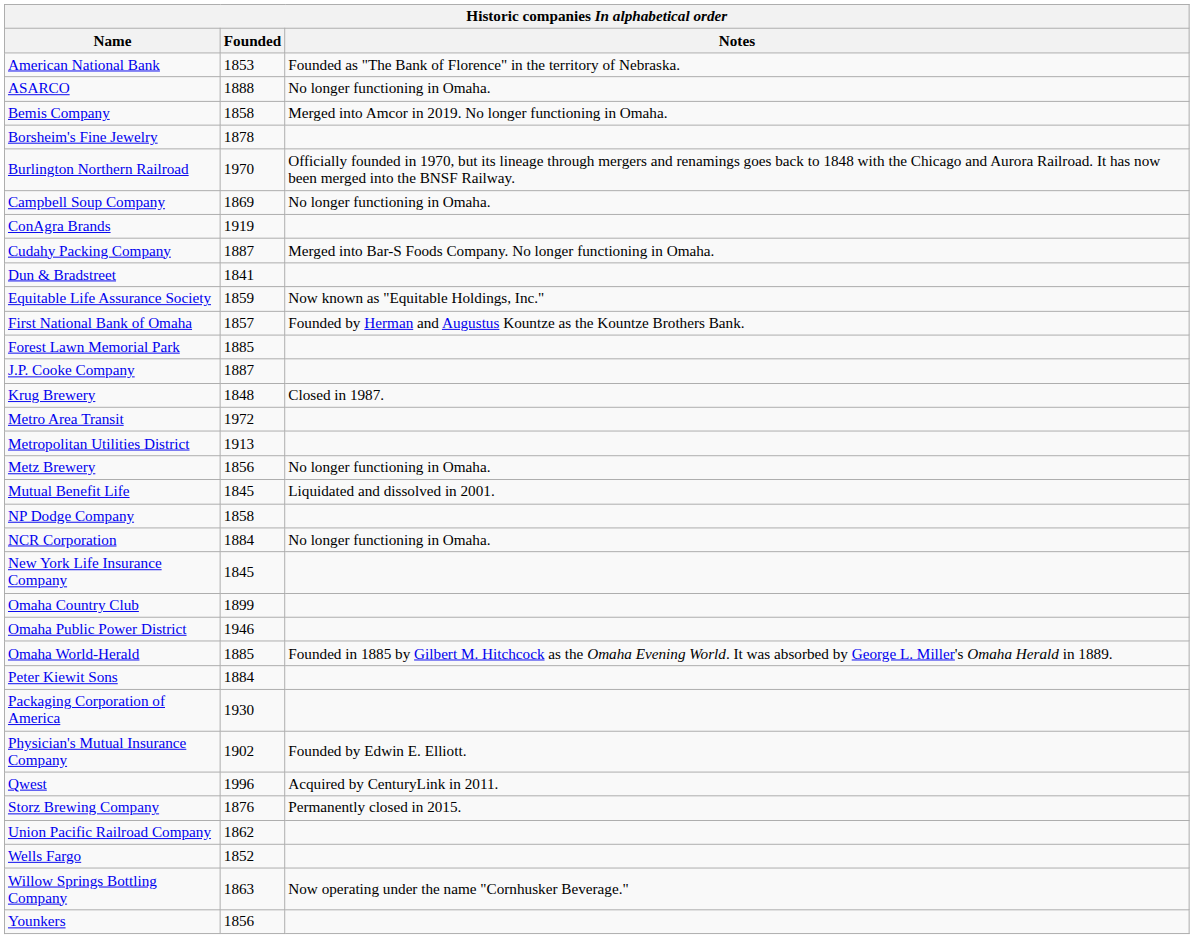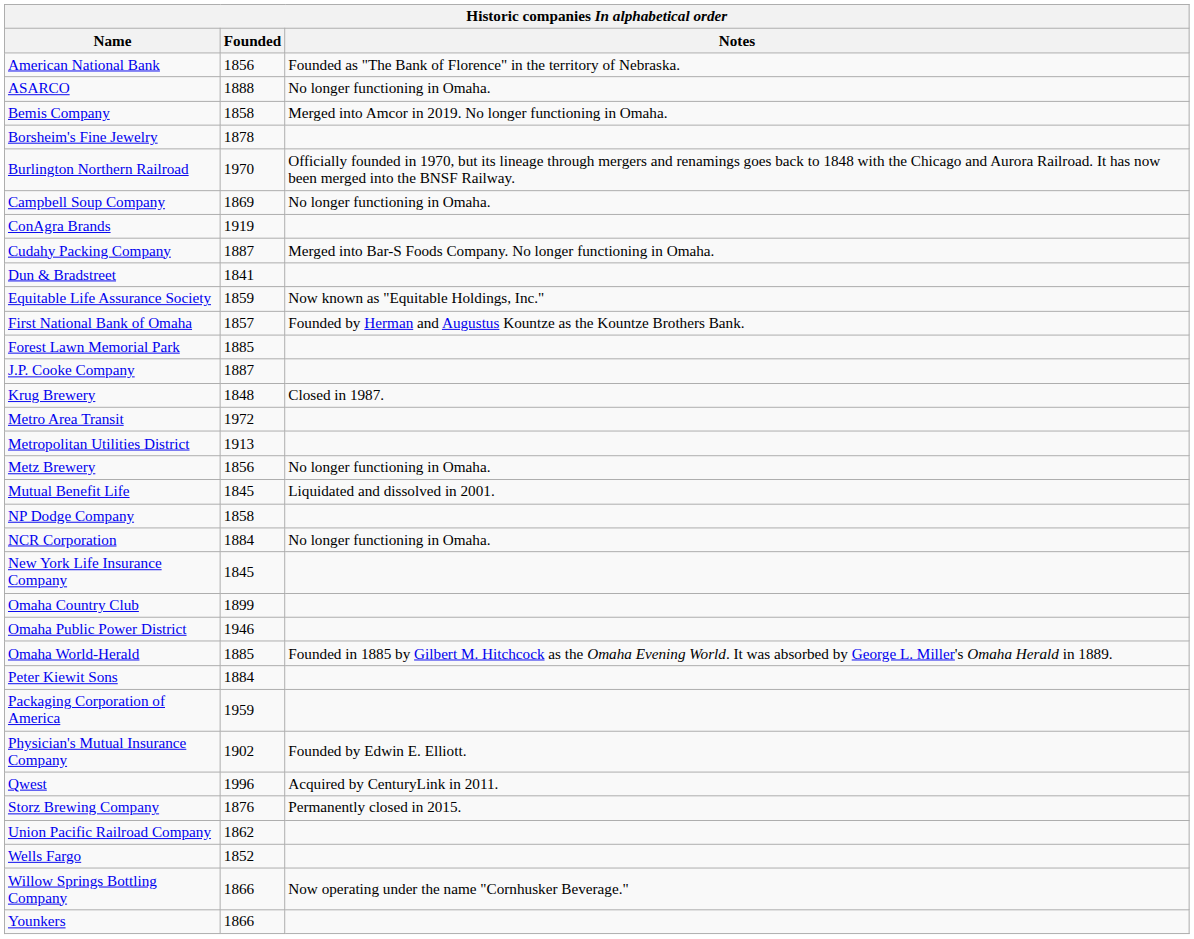(239, 64) 1853 -> (239, 64) 1856
(239, 710) 1930 -> (239, 710) 1959
(239, 889) 1863 -> (239, 889) 1866
(239, 921) 1856 -> (239, 921) 1866
